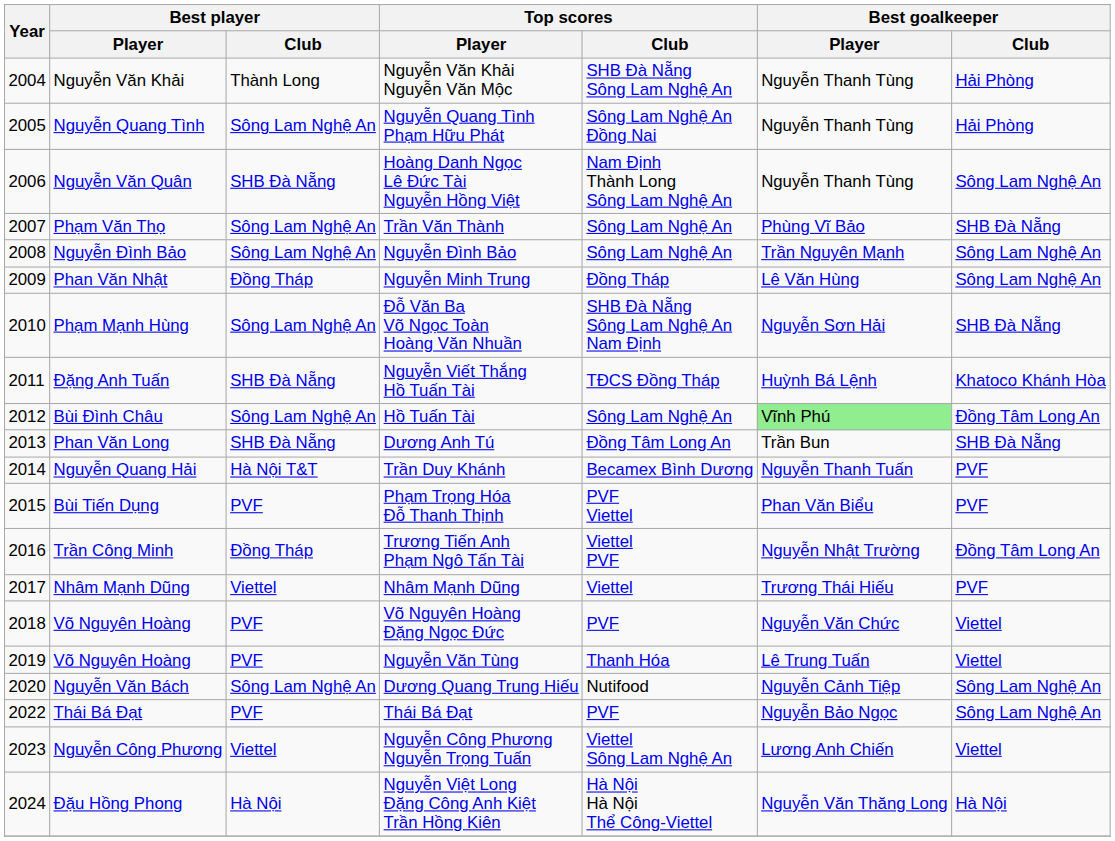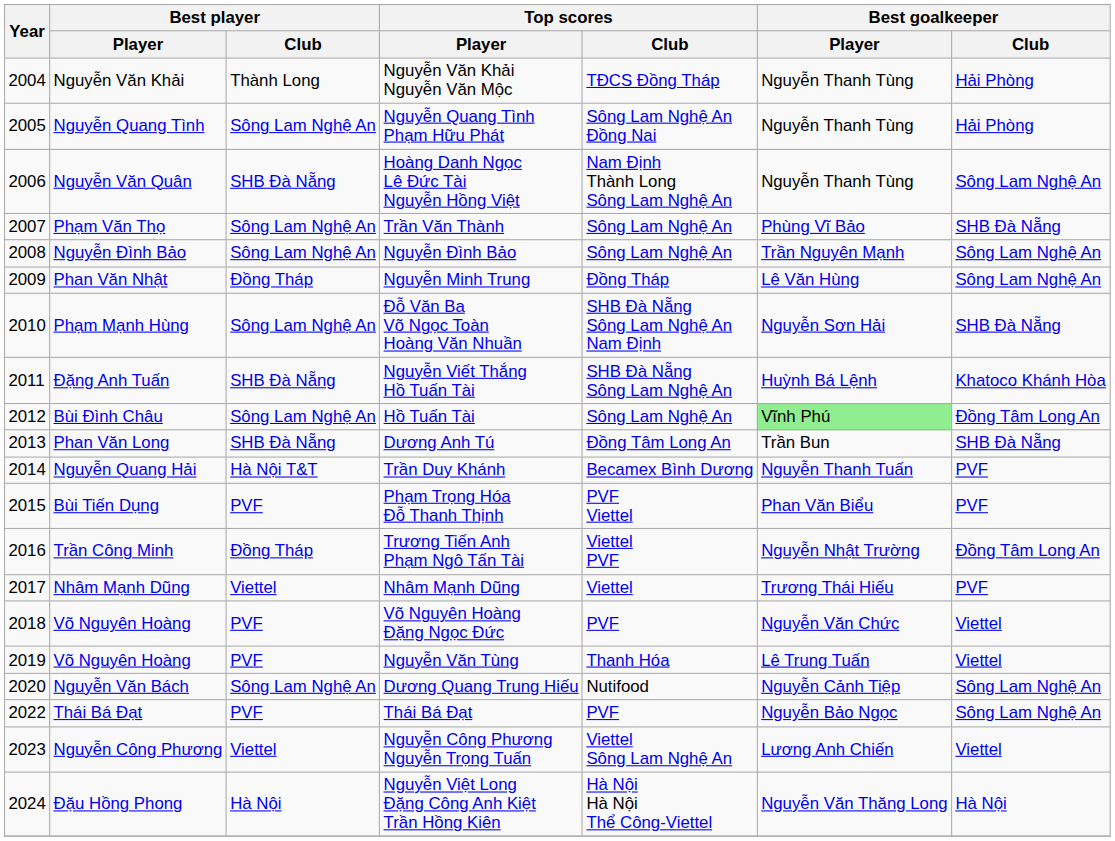(659, 80) SHB Đà Nẵng Sông Lam Nghệ An -> (653, 80) TĐCS Đồng Tháp
(653, 380) TĐCS Đồng Tháp -> (659, 380) SHB Đà Nẵng Sông Lam Nghệ An
